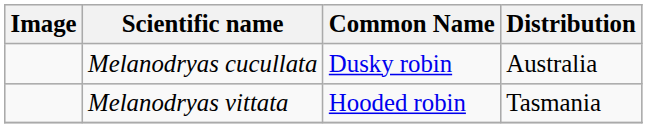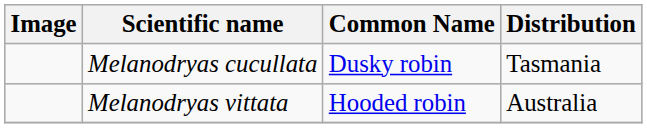(552, 63) Australia -> (554, 63) Tasmania
(554, 102) Tasmania -> (552, 102) Australia
